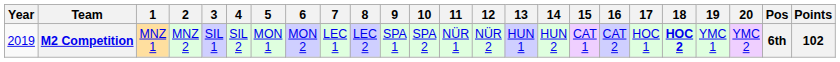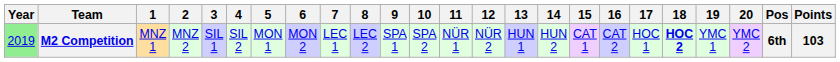(21, 40) no background -> (21, 40) lightgreen background
(813, 40) 102 -> (813, 40) 103
